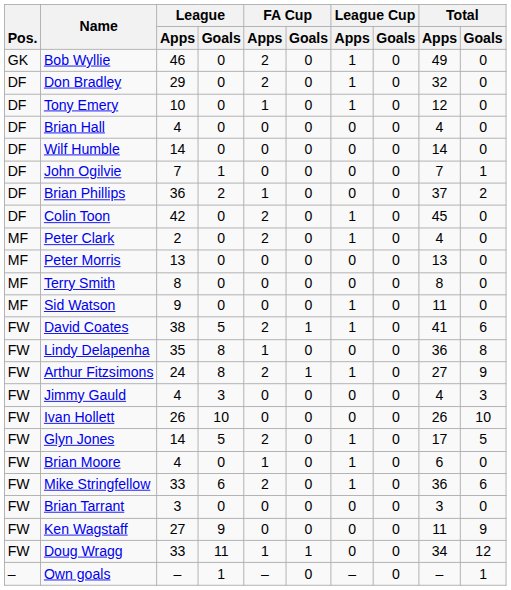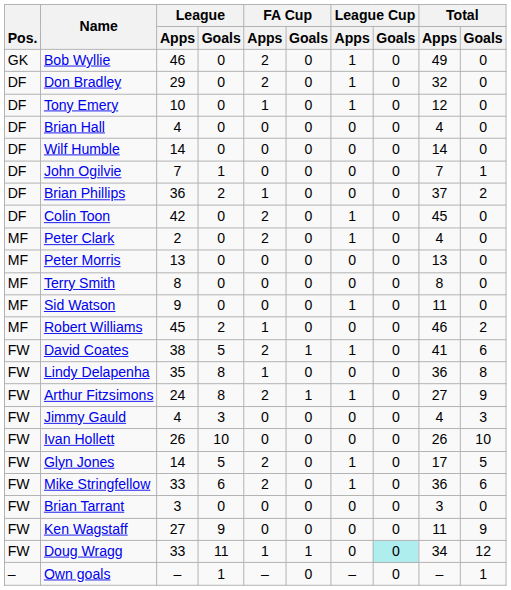+ row: (93, 328)
- row: (82, 462)
(396, 551) no background -> (396, 551) paleturquoise background
